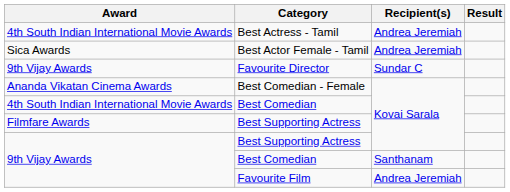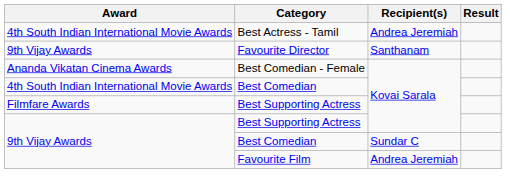- row: (39, 50)
(398, 68) Sundar C -> (400, 50) Santhanam
(403, 159) Santhanam -> (395, 141) Sundar C
